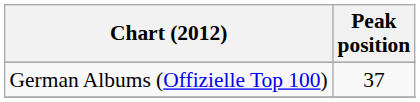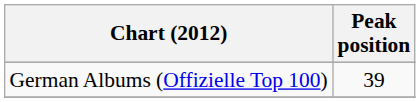(374, 79) 37 -> (374, 79) 39
